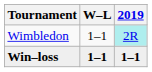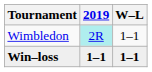columns swapped: (131, 14) <-> (97, 14)
